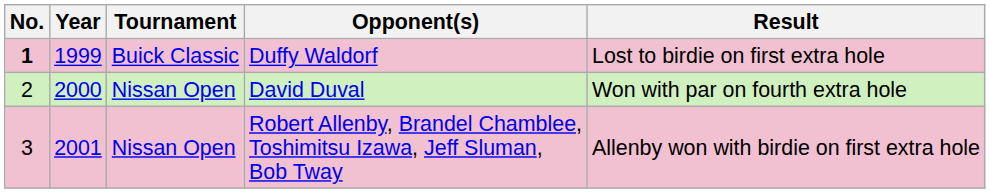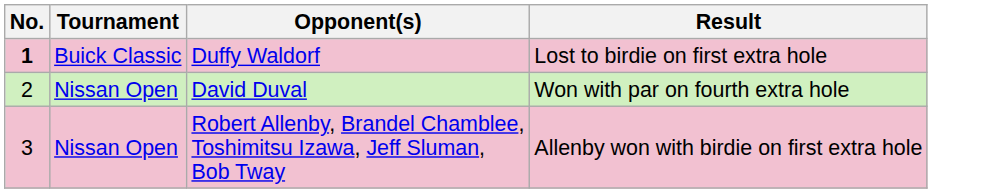- column: (78, 22)
